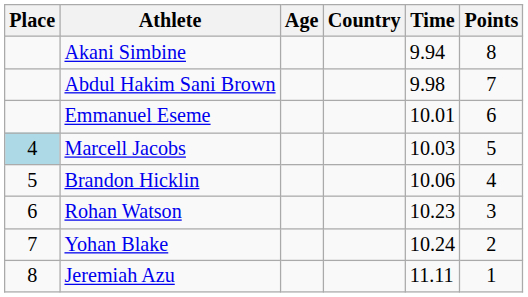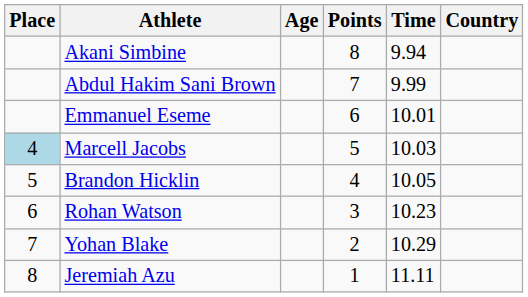columns swapped: (364, 20) <-> (491, 20)
(427, 84) 9.98 -> (408, 84) 9.99
(433, 180) 10.06 -> (413, 180) 10.05
(433, 244) 10.24 -> (413, 244) 10.29
